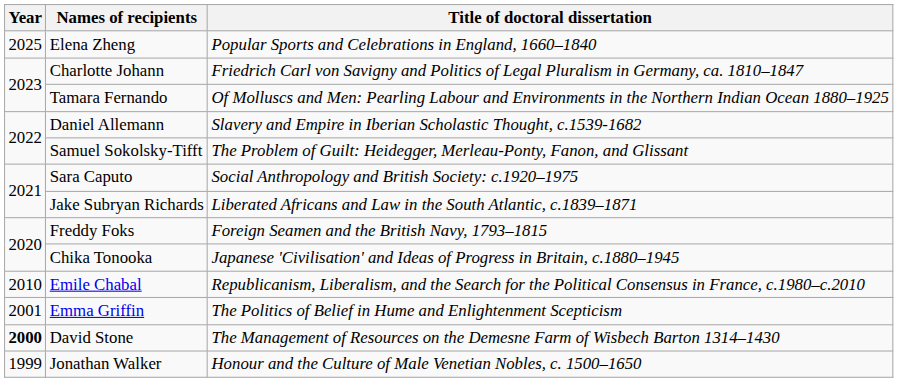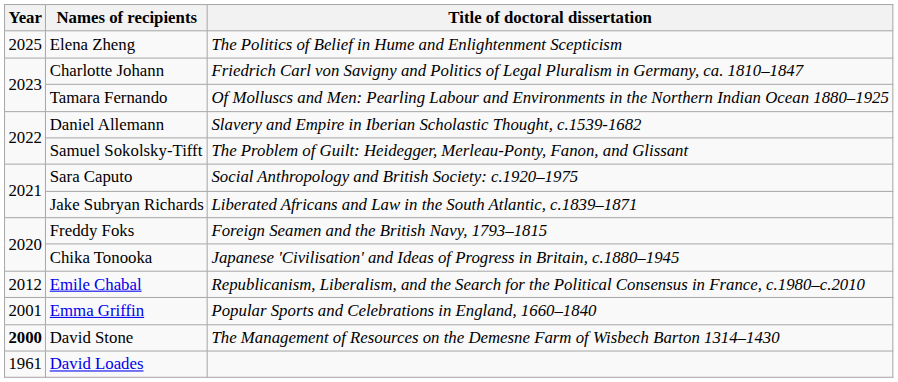(404, 44) Popular Sports and Celebrations in England, 1660–1840 -> (417, 44) The Politics of Belief in Hume and Enlightenment Scepticism
(25, 284) 2010 -> (25, 284) 2012
(417, 310) The Politics of Belief in Hume and Enlightenment Scepticism -> (404, 310) Popular Sports and Celebrations in England, 1660–1840
- row: (106, 364)
+ row: (97, 364)
